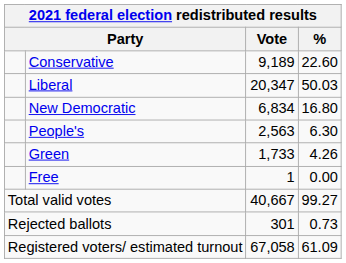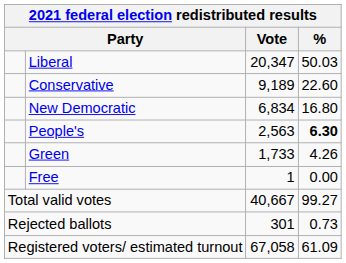rows swapped: (51, 85) <-> (71, 62)
(324, 131) normal -> (324, 131) bold
